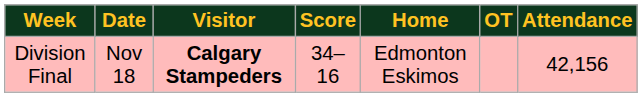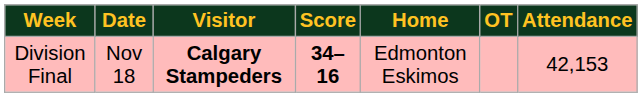(328, 64) normal -> (328, 64) bold
(577, 64) 42,156 -> (577, 64) 42,153
